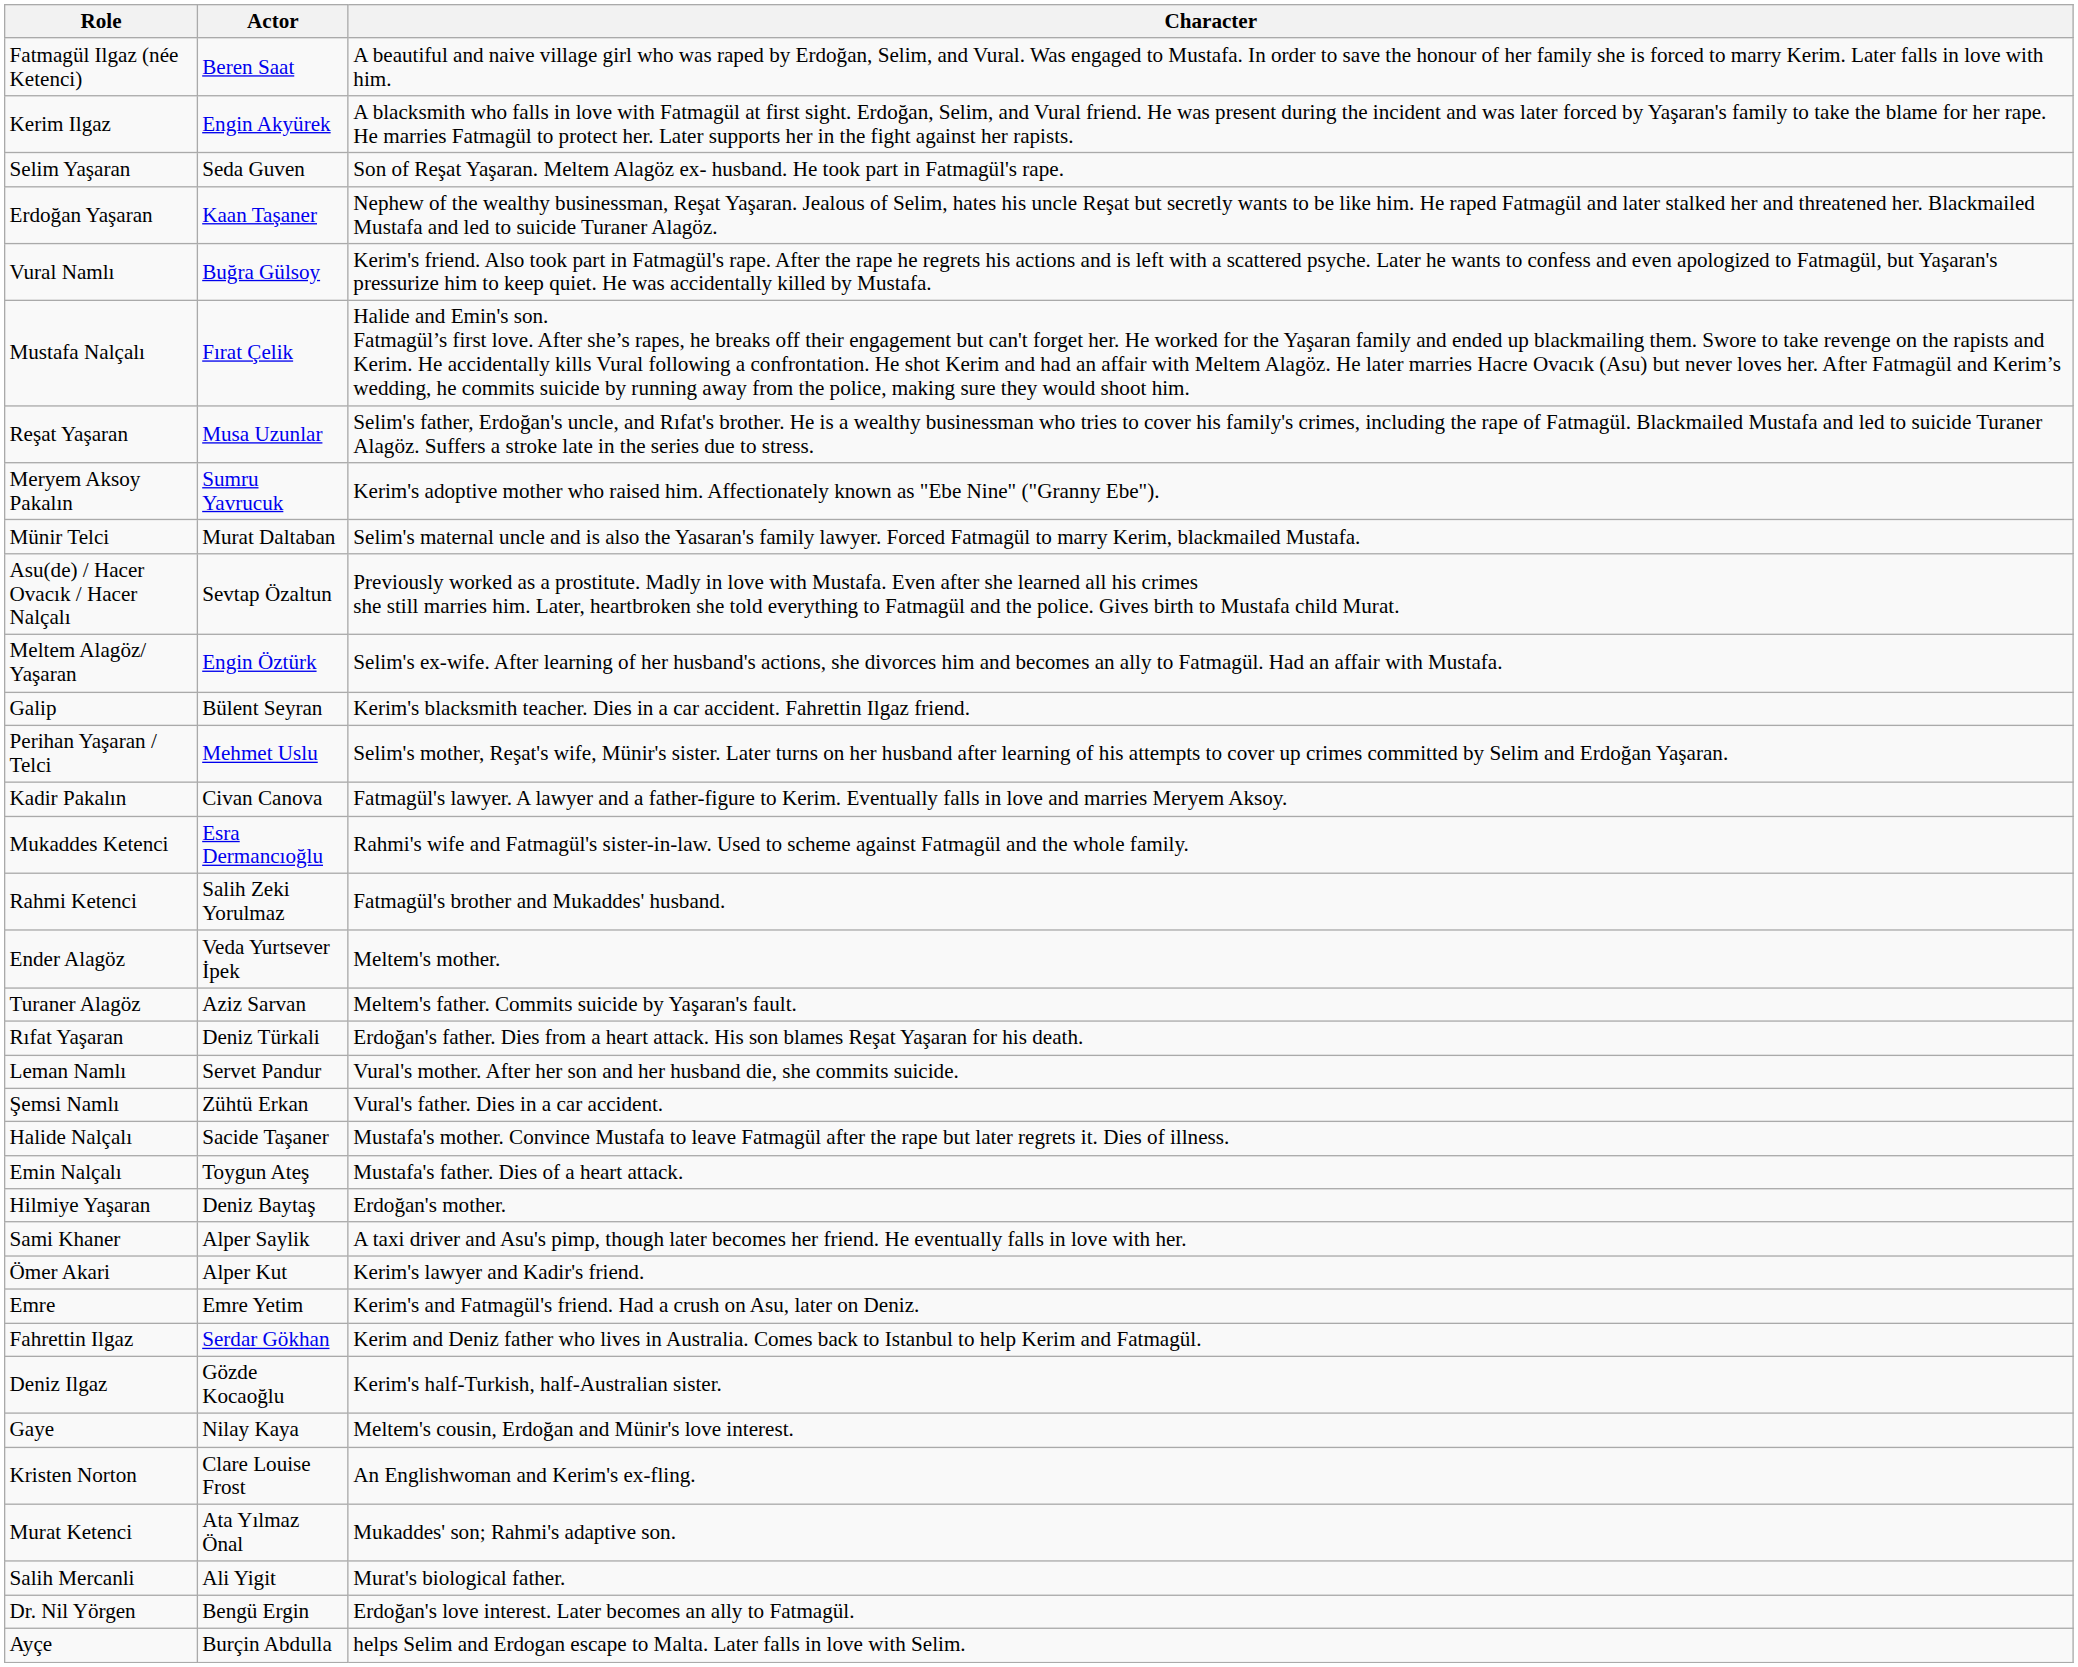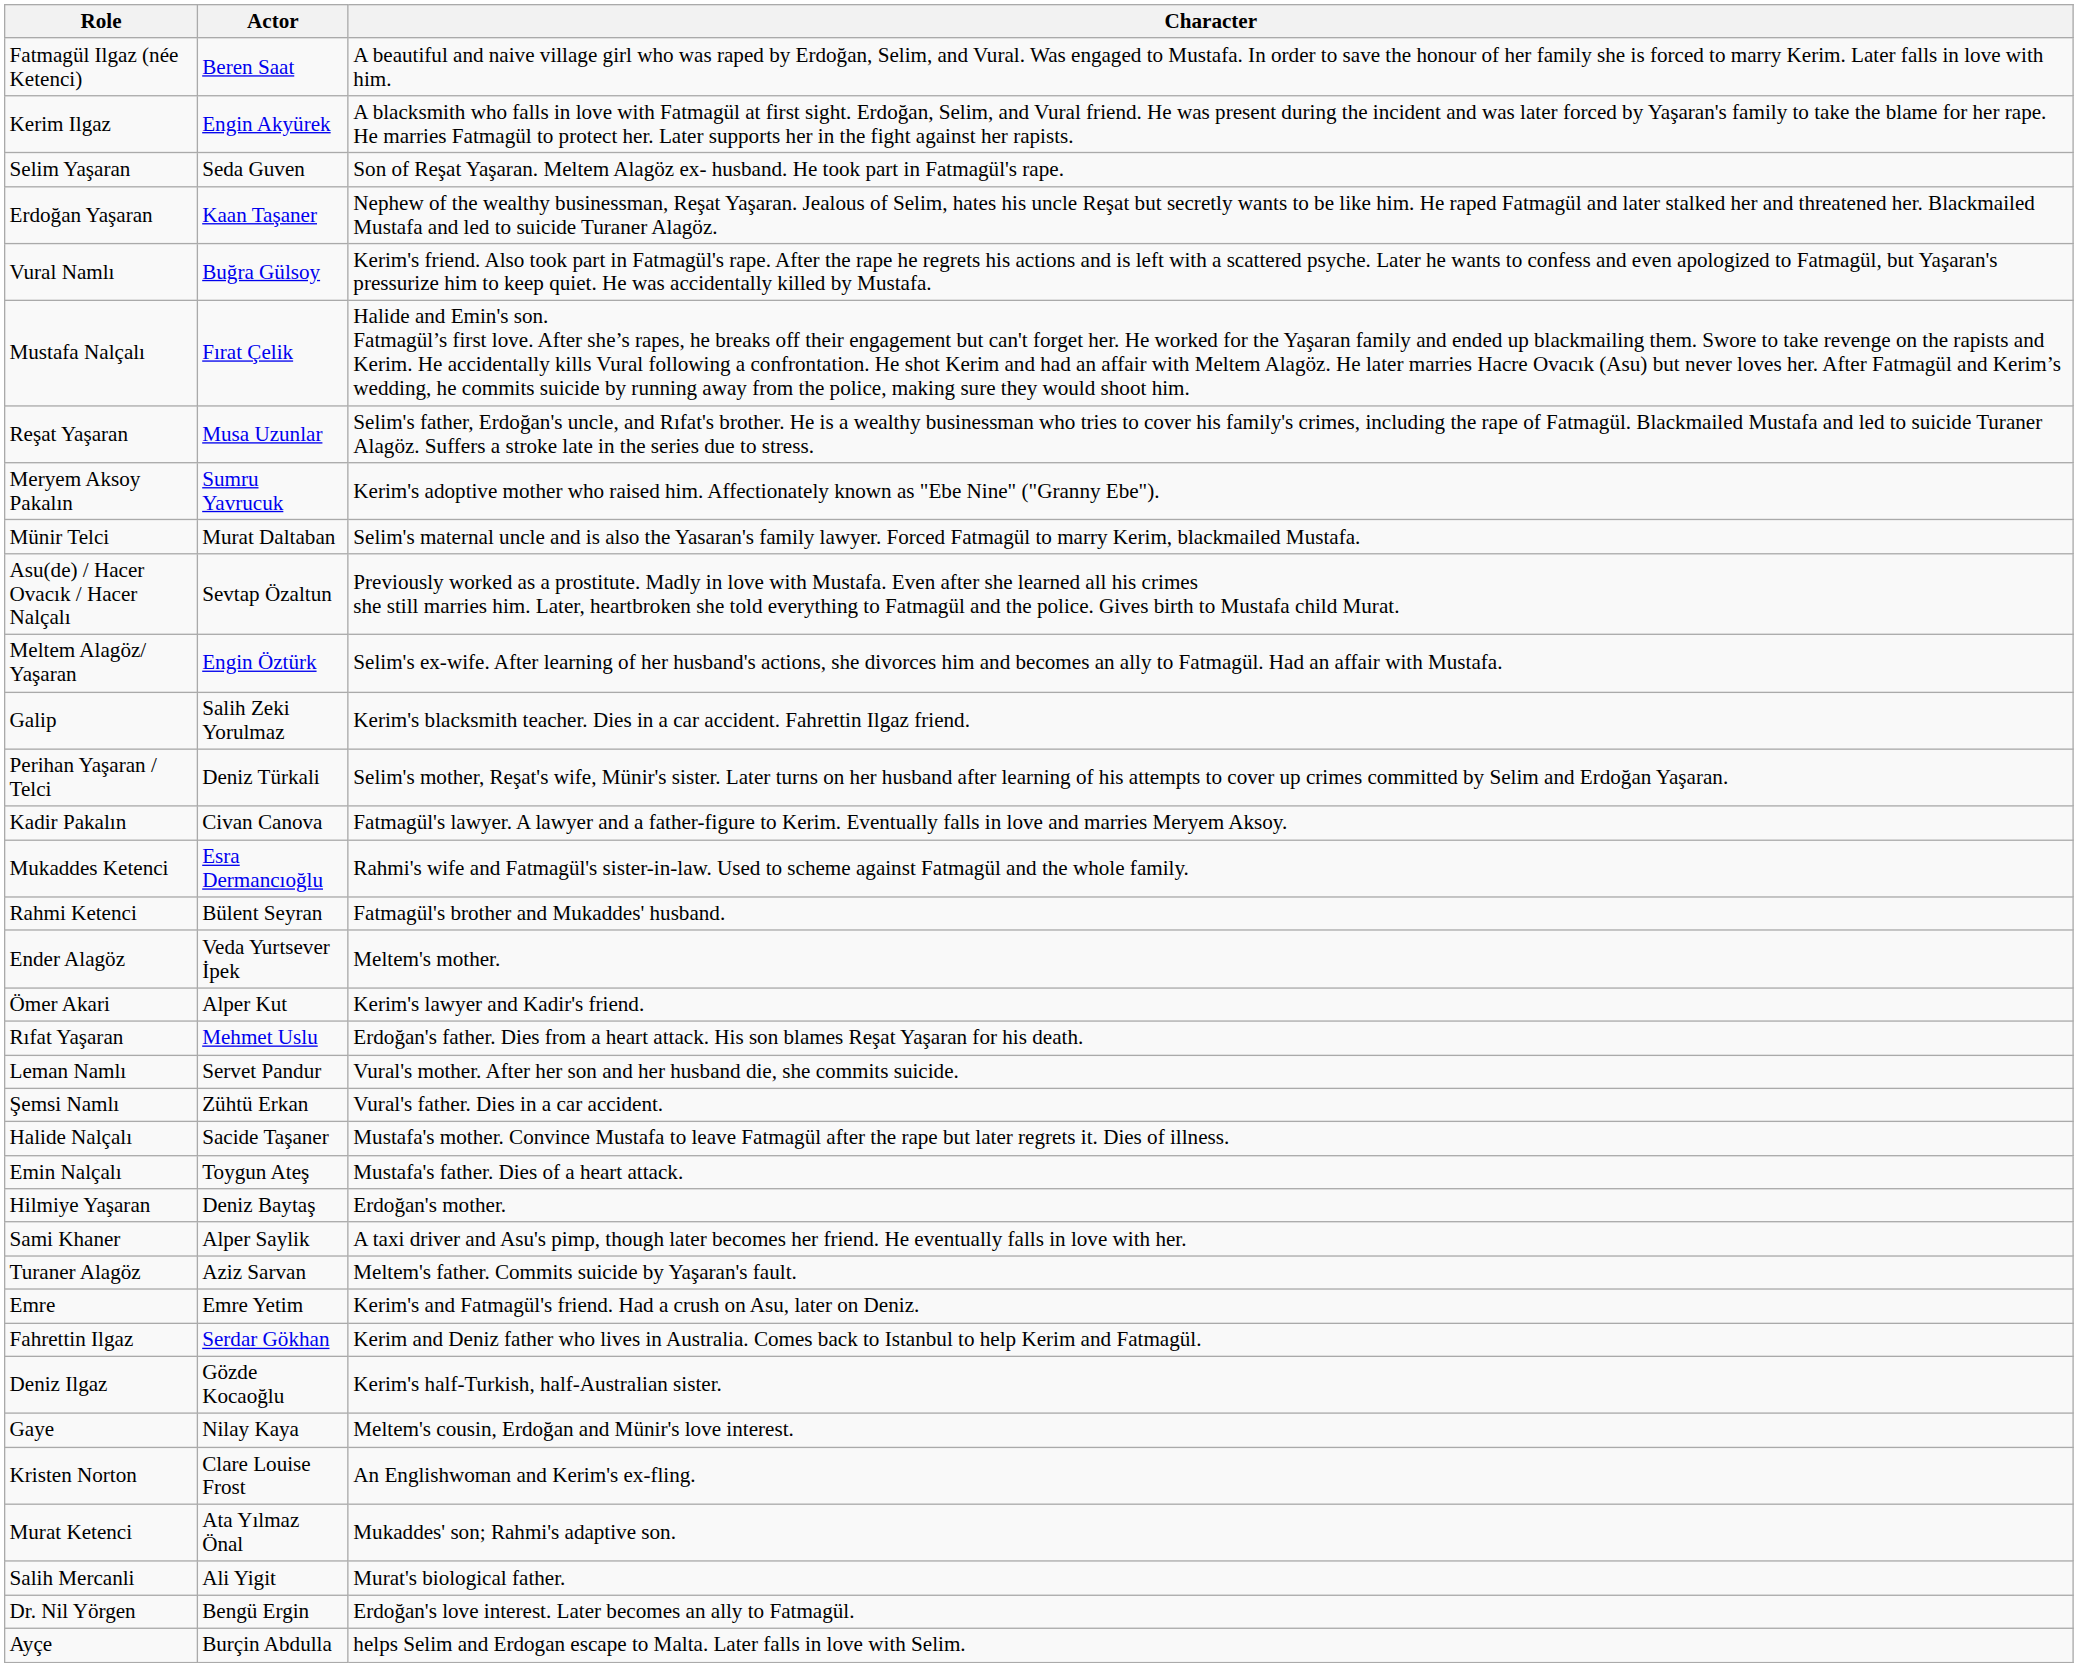(262, 708) Bülent Seyran -> (246, 720) Salih Zeki Yorulmaz
(260, 753) Mehmet Uslu -> (261, 777) Deniz Türkali
(246, 901) Salih Zeki Yorulmaz -> (262, 913) Bülent Seyran
rows swapped: (75, 1004) <-> (60, 1272)
(261, 1037) Deniz Türkali -> (260, 1037) Mehmet Uslu
